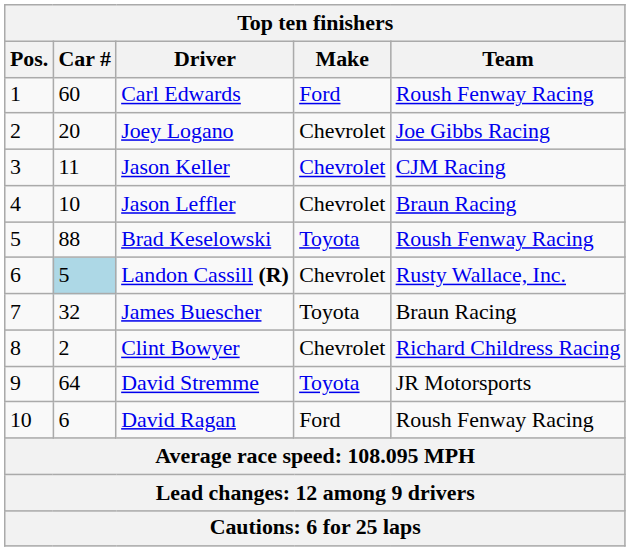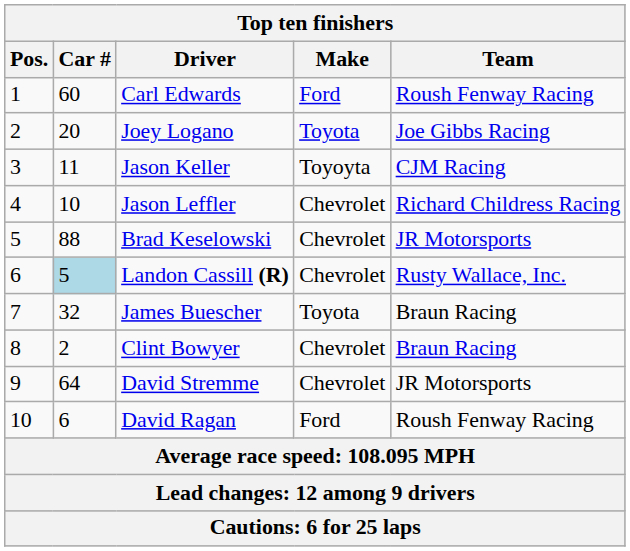(342, 131) Chevrolet -> (329, 131) Toyota
(342, 167) Chevrolet -> (335, 167) Toyoyta
(456, 203) Braun Racing -> (508, 203) Richard Childress Racing
(329, 239) Toyota -> (342, 239) Chevrolet
(495, 239) Roush Fenway Racing -> (463, 239) JR Motorsports
(508, 347) Richard Childress Racing -> (456, 347) Braun Racing
(329, 383) Toyota -> (342, 383) Chevrolet
